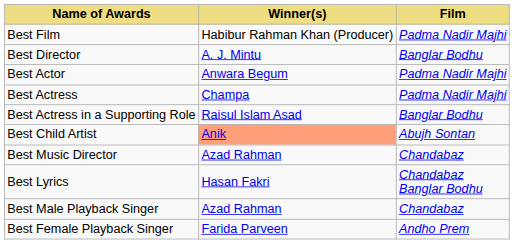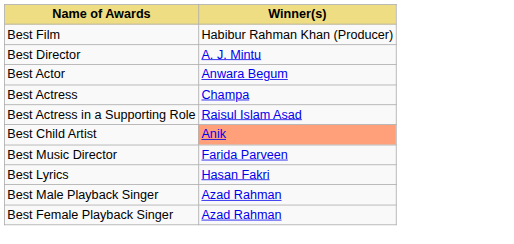- column: (453, 14)
(241, 154) Azad Rahman -> (245, 154) Farida Parveen
(245, 229) Farida Parveen -> (241, 214) Azad Rahman
